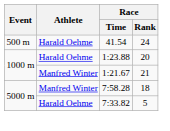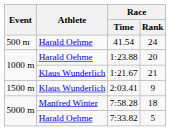(68, 73) Manfred Winter -> (72, 73) Klaus Wunderlich
+ row: (124, 88)
